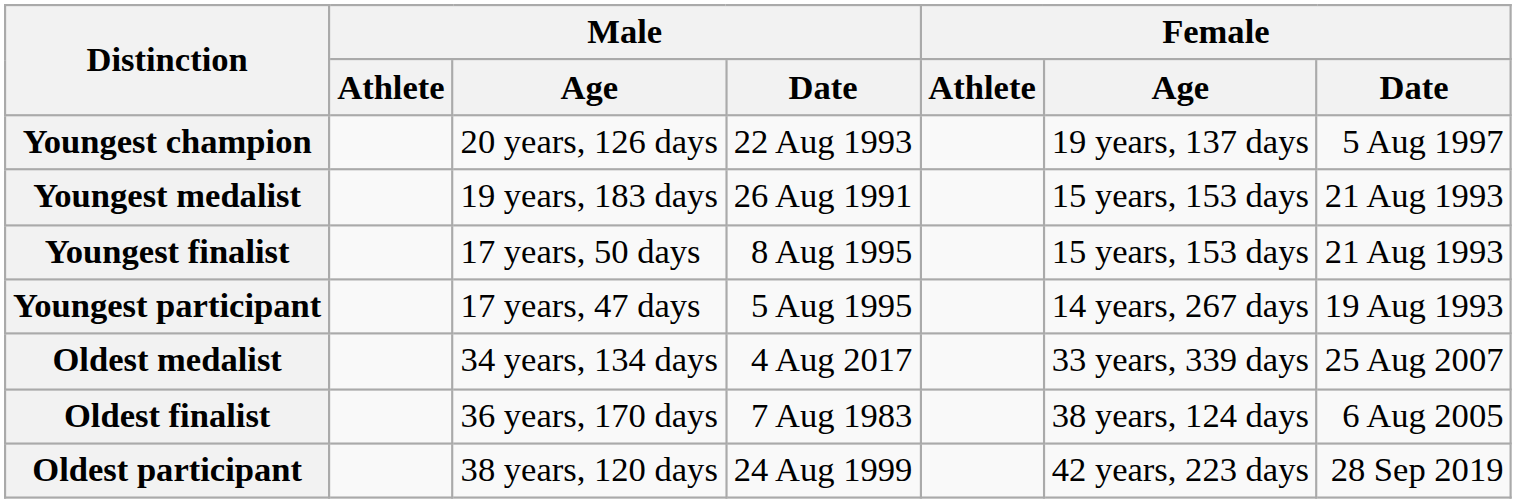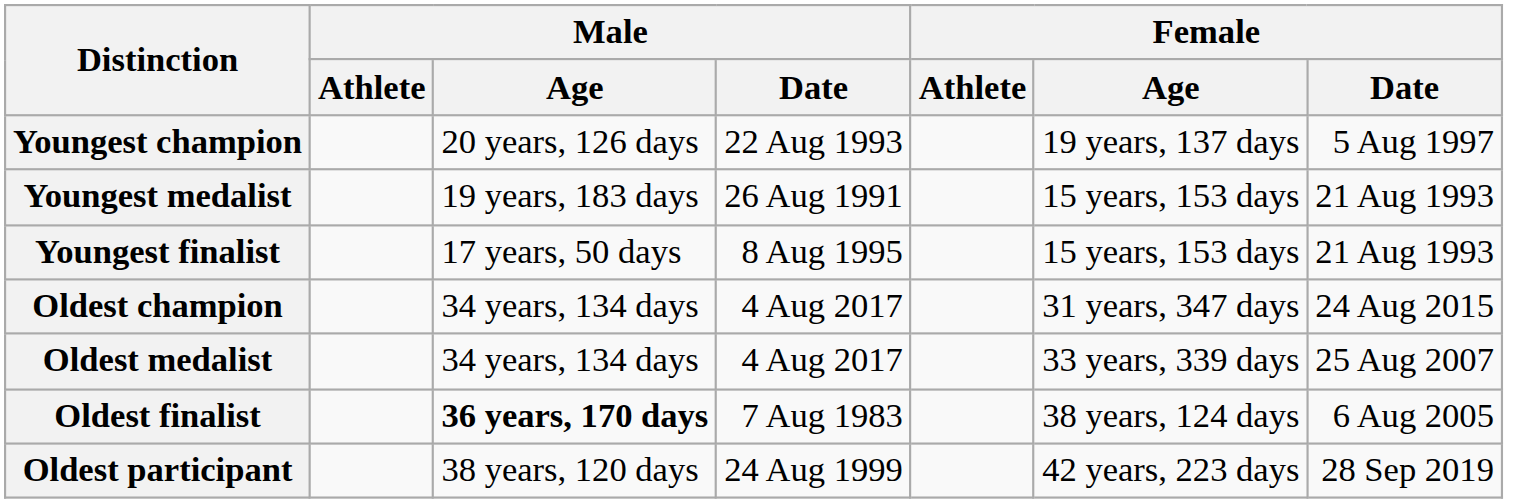- row: (167, 305)
+ row: (158, 305)
(589, 415) normal -> (575, 415) bold
